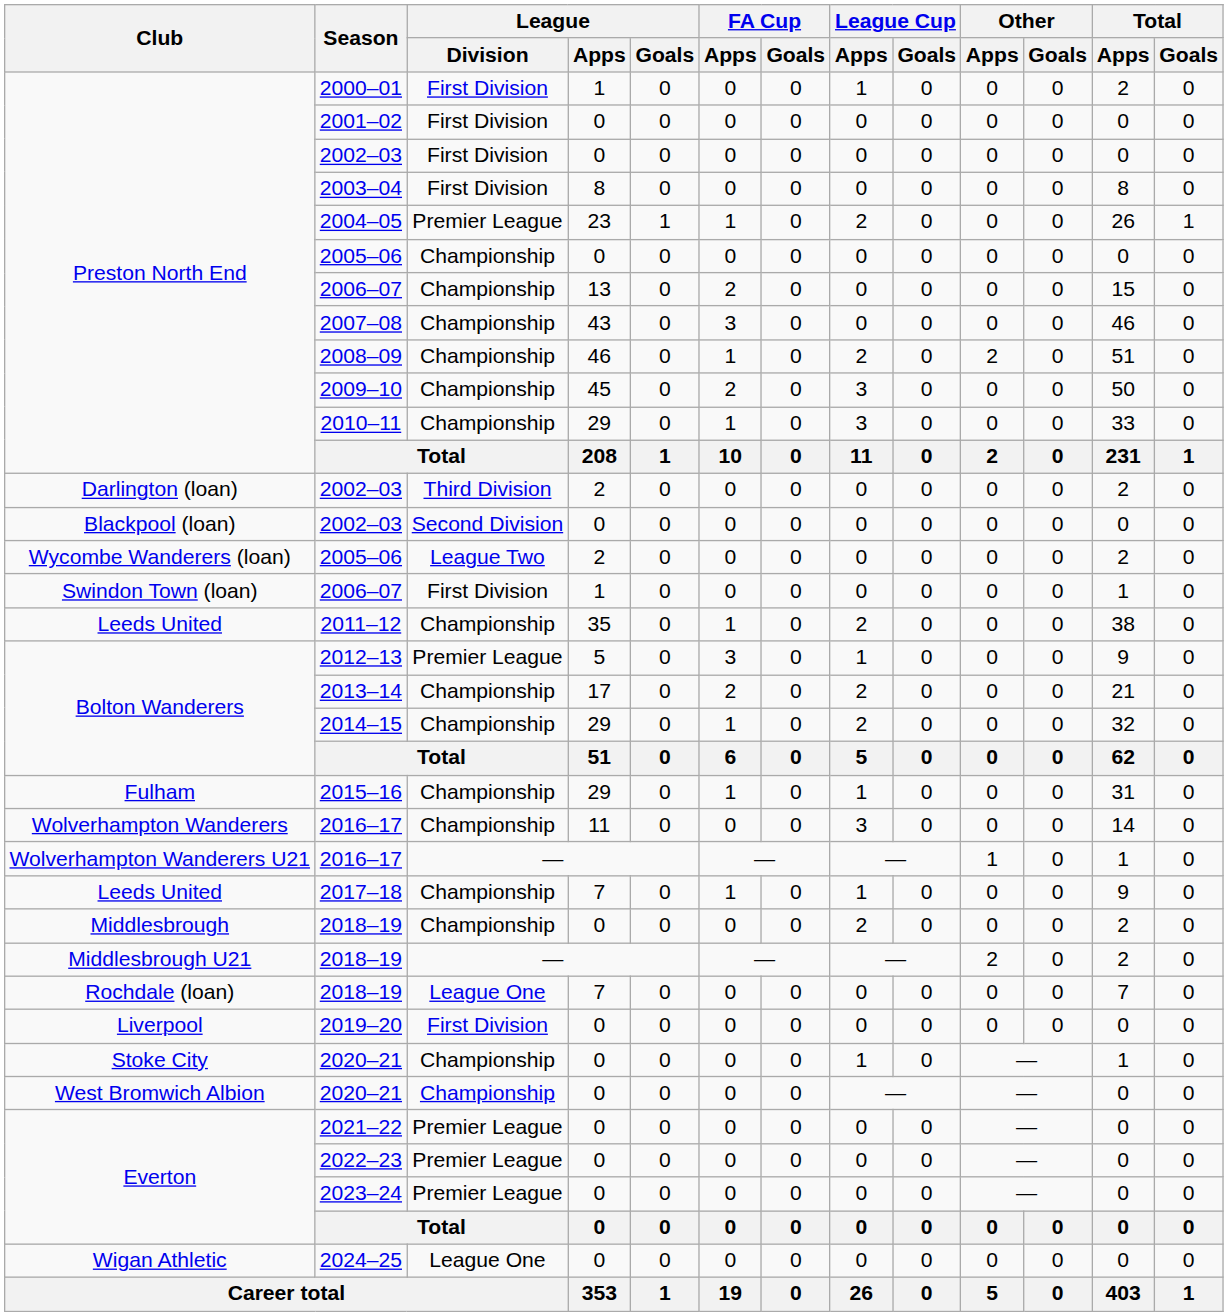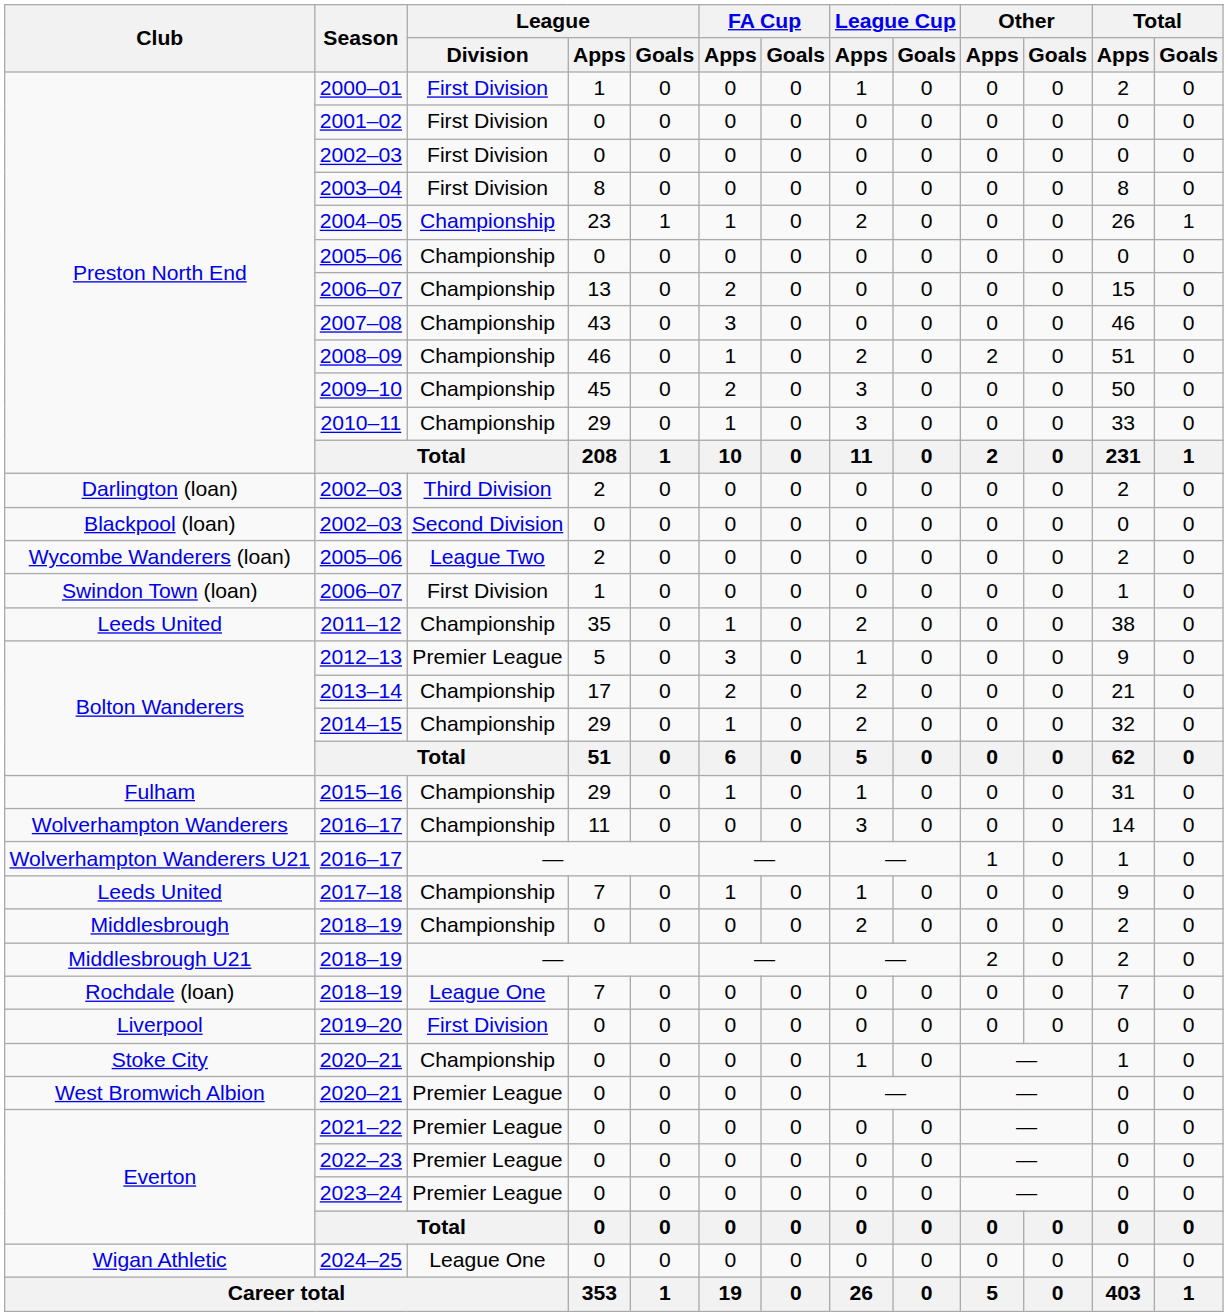(487, 222) Premier League -> (487, 222) Championship
(487, 1093) Championship -> (487, 1093) Premier League
